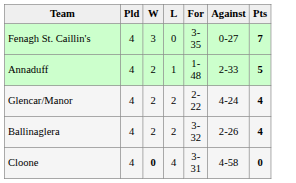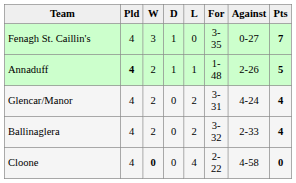+ column: (174, 14)
(132, 70) normal -> (132, 70) bold
(229, 70) 2-33 -> (249, 70) 2-26
(196, 101) 2-22 -> (216, 101) 3-31
(229, 132) 2-26 -> (249, 132) 2-33
(196, 163) 3-31 -> (216, 163) 2-22
